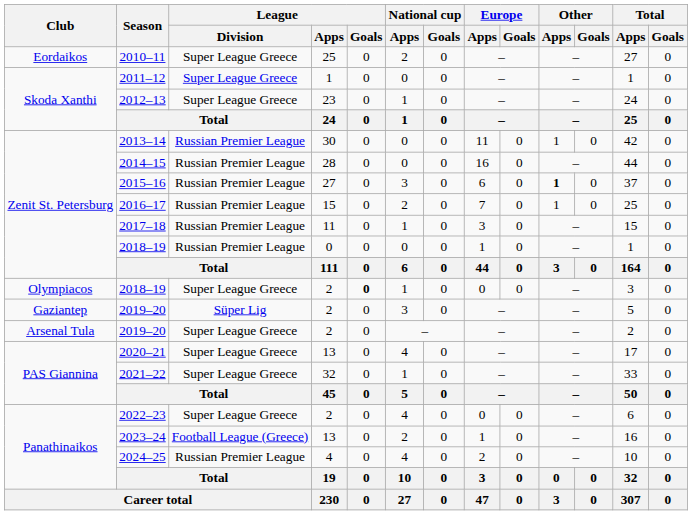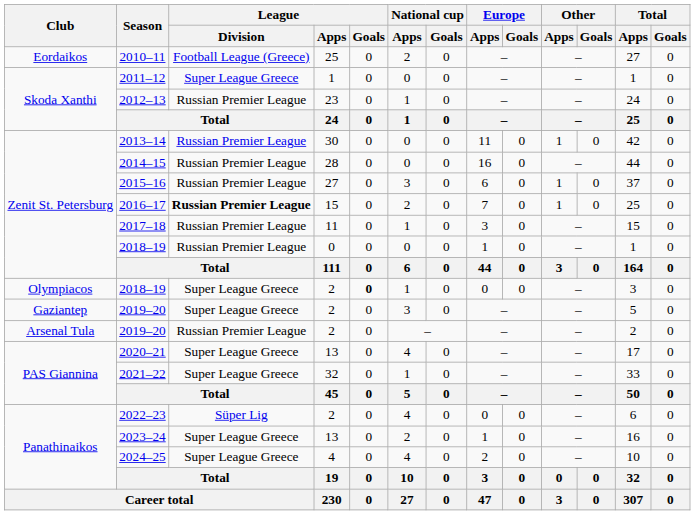(240, 57) Super League Greece -> (241, 57) Football League (Greece)
(240, 99) Super League Greece -> (241, 99) Russian Premier League
(556, 183) bold -> (559, 183) normal
(240, 204) normal -> (241, 204) bold
(240, 309) Süper Lig -> (241, 309) Super League Greece
(240, 330) Super League Greece -> (241, 330) Russian Premier League
(240, 415) Super League Greece -> (241, 415) Süper Lig
(240, 436) Football League (Greece) -> (241, 436) Super League Greece
(240, 457) Russian Premier League -> (241, 457) Super League Greece
